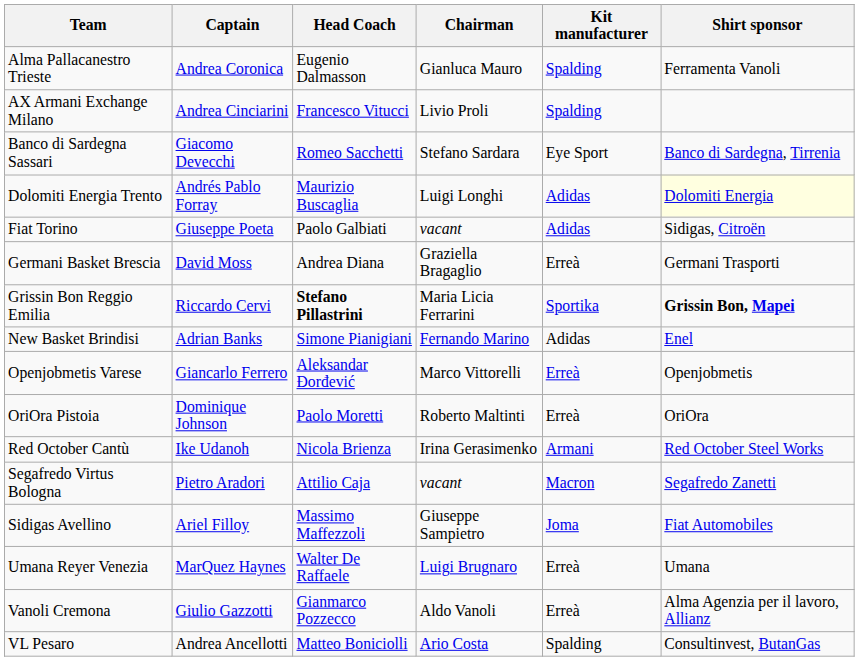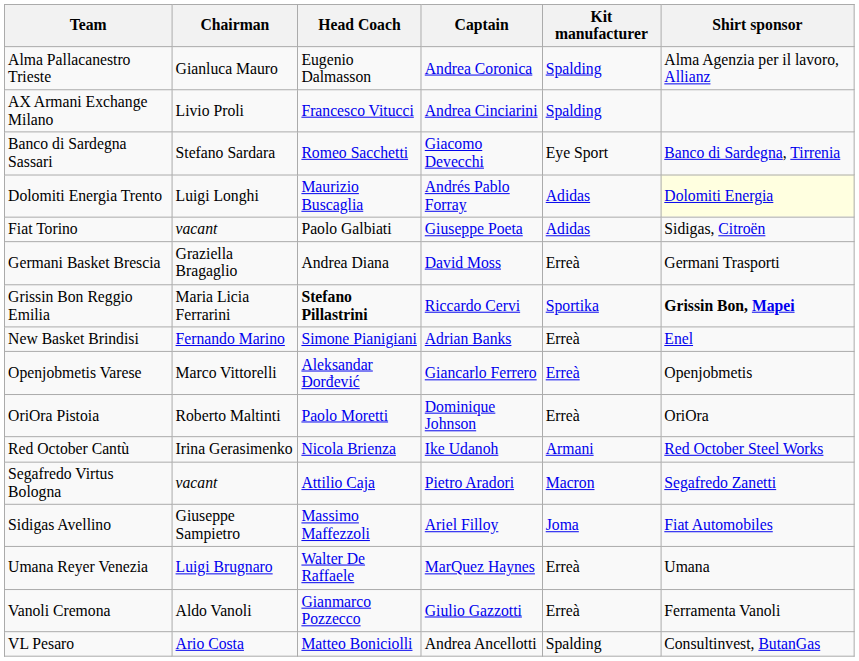columns swapped: (479, 25) <-> (232, 25)
(722, 68) Ferramenta Vanoli -> (752, 68) Alma Agenzia per il lavoro, Allianz
(568, 339) Adidas -> (563, 339) Erreà
(752, 610) Alma Agenzia per il lavoro, Allianz -> (722, 610) Ferramenta Vanoli
